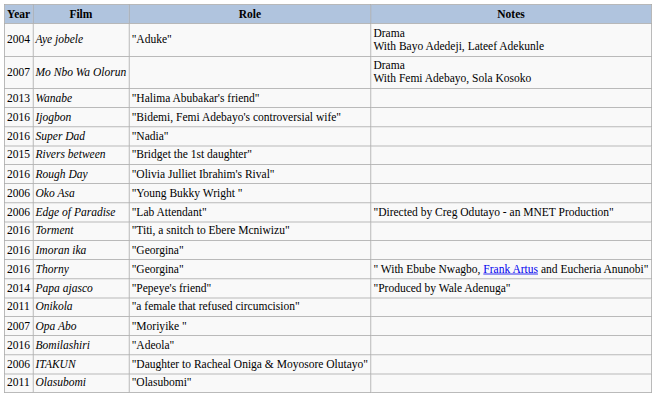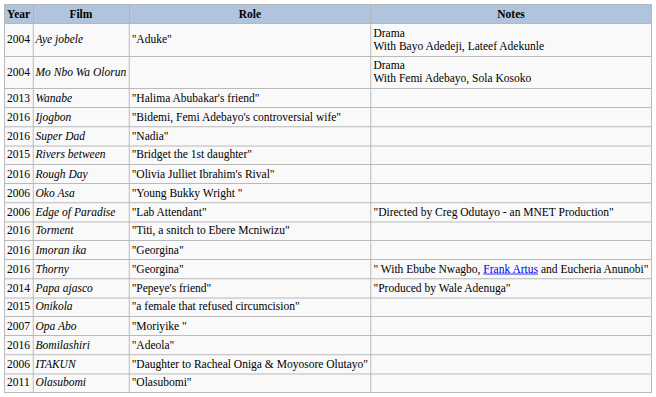(19, 72) 2007 -> (19, 72) 2004
(18, 307) 2011 -> (19, 307) 2015
